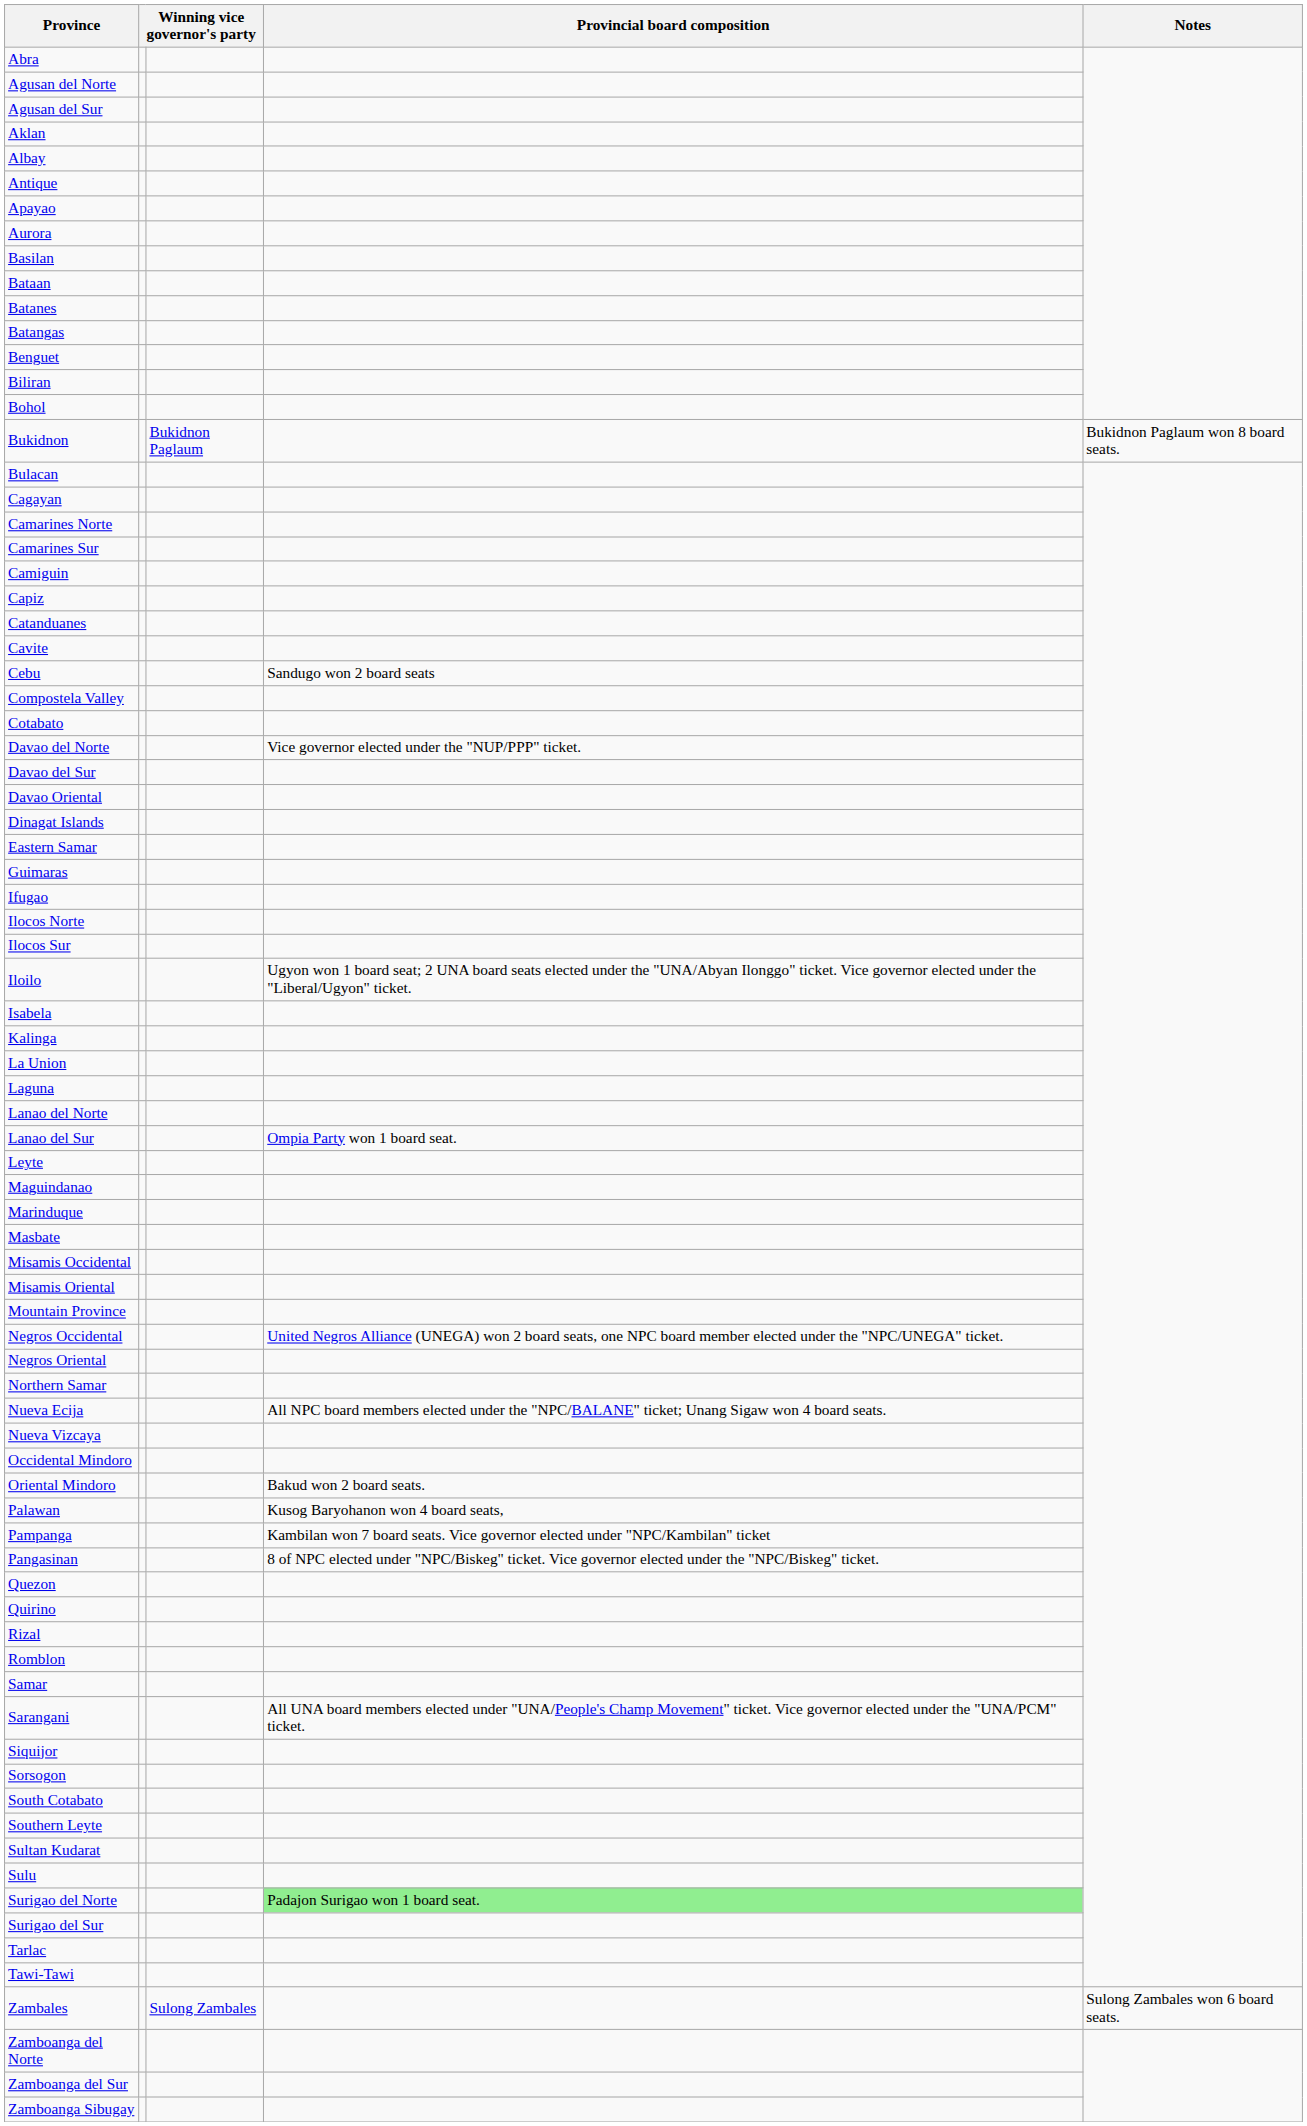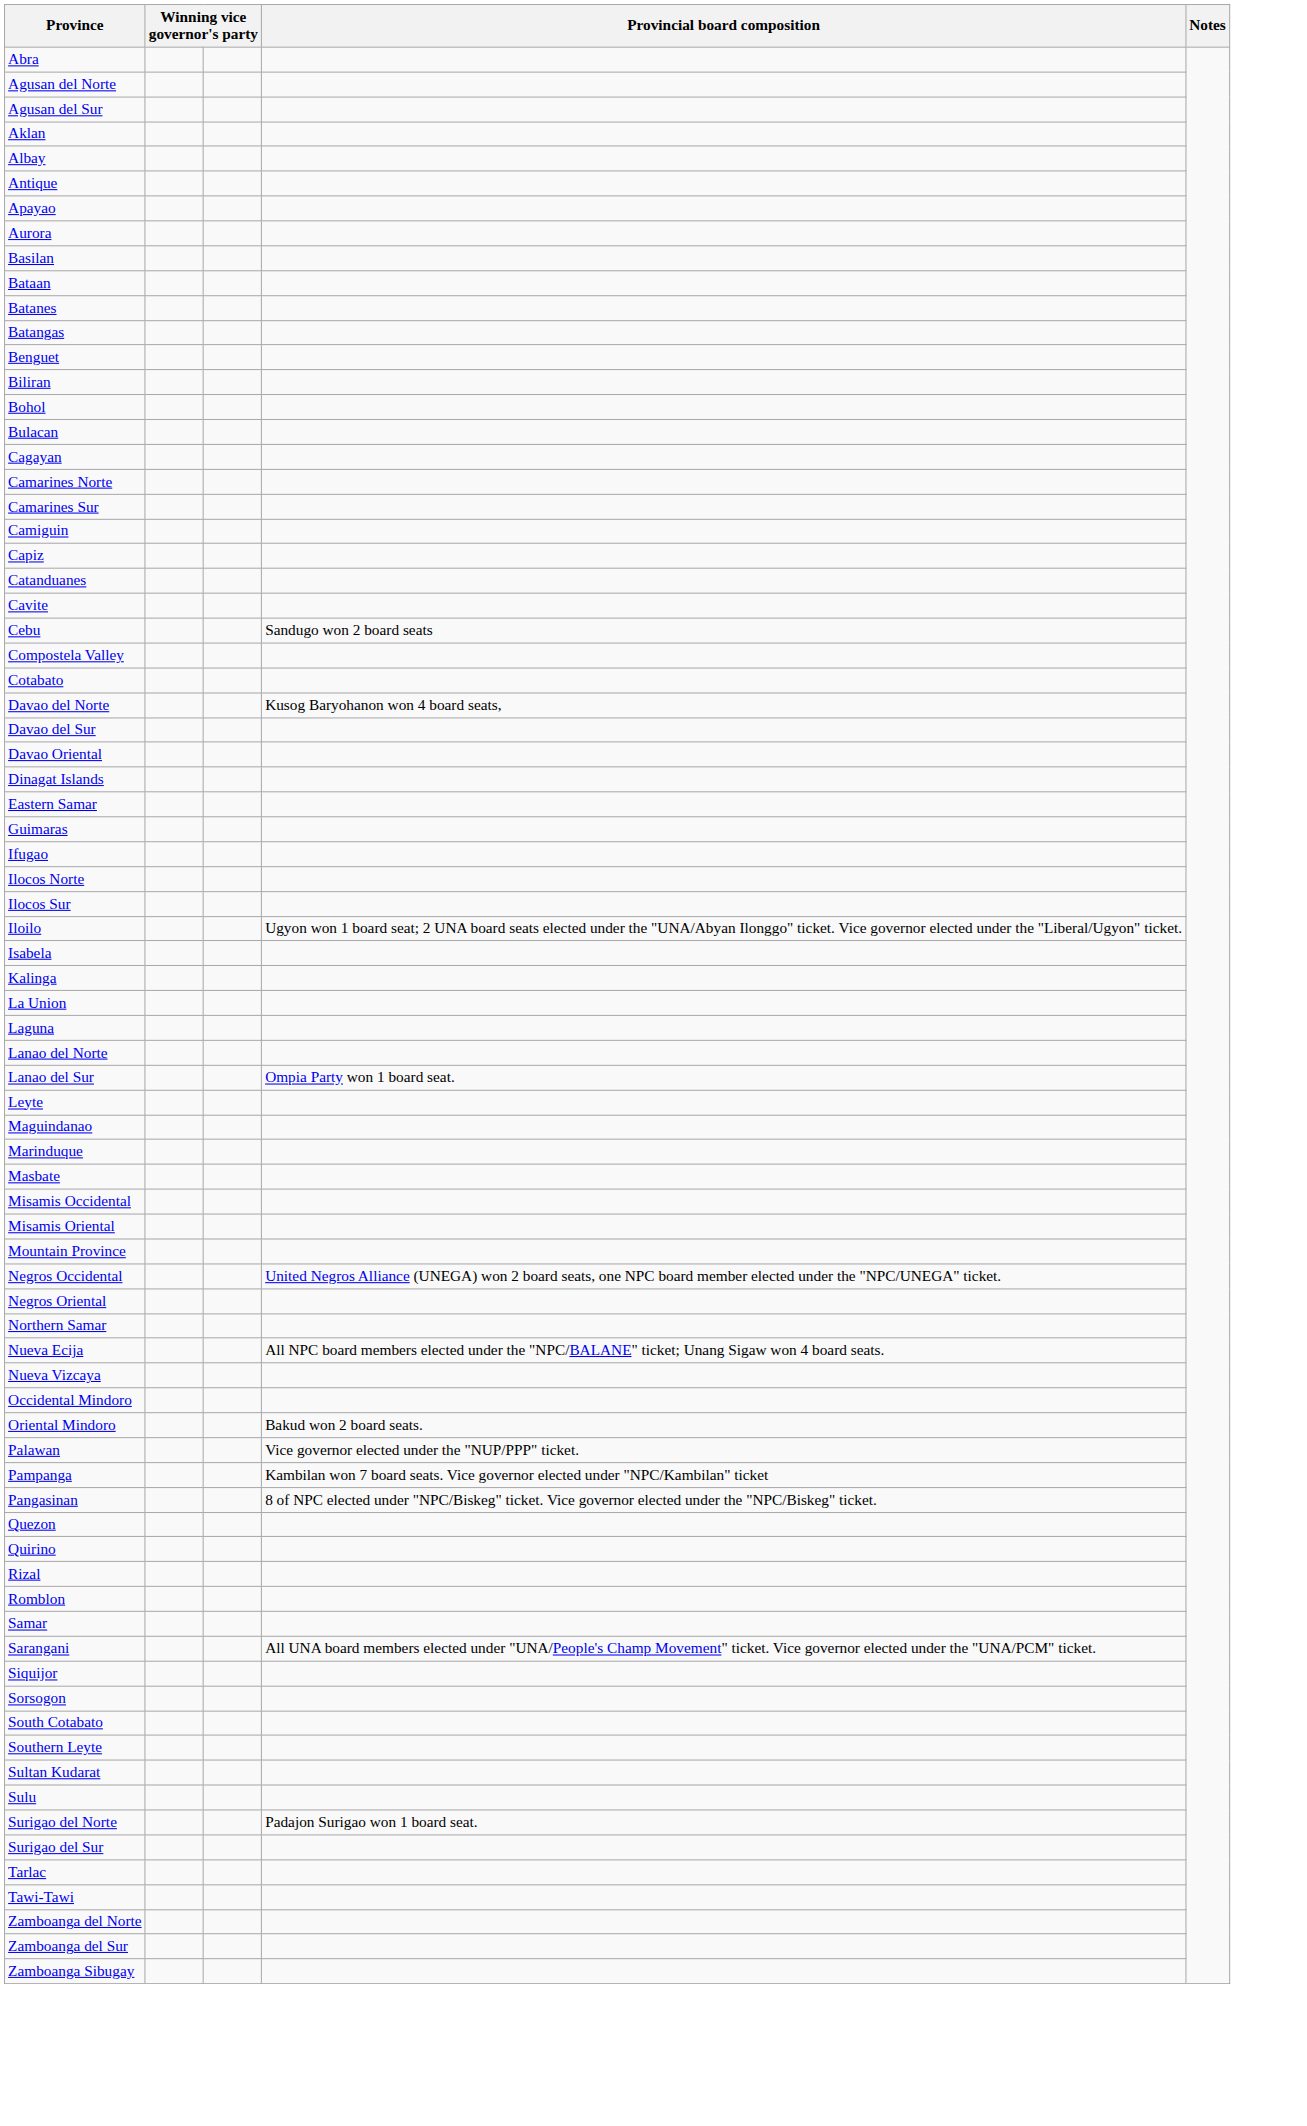- row: (38, 440)
(424, 747) Vice governor elected under the "NUP/PPP" ticket. -> (383, 704) Kusog Baryohanon won 4 board seats,
(385, 1509) Kusog Baryohanon won 4 board seats, -> (422, 1449) Vice governor elected under the "NUP/PPP" ticket.
(374, 1899) lightgreen background -> (371, 1822) no background
- row: (38, 2008)
